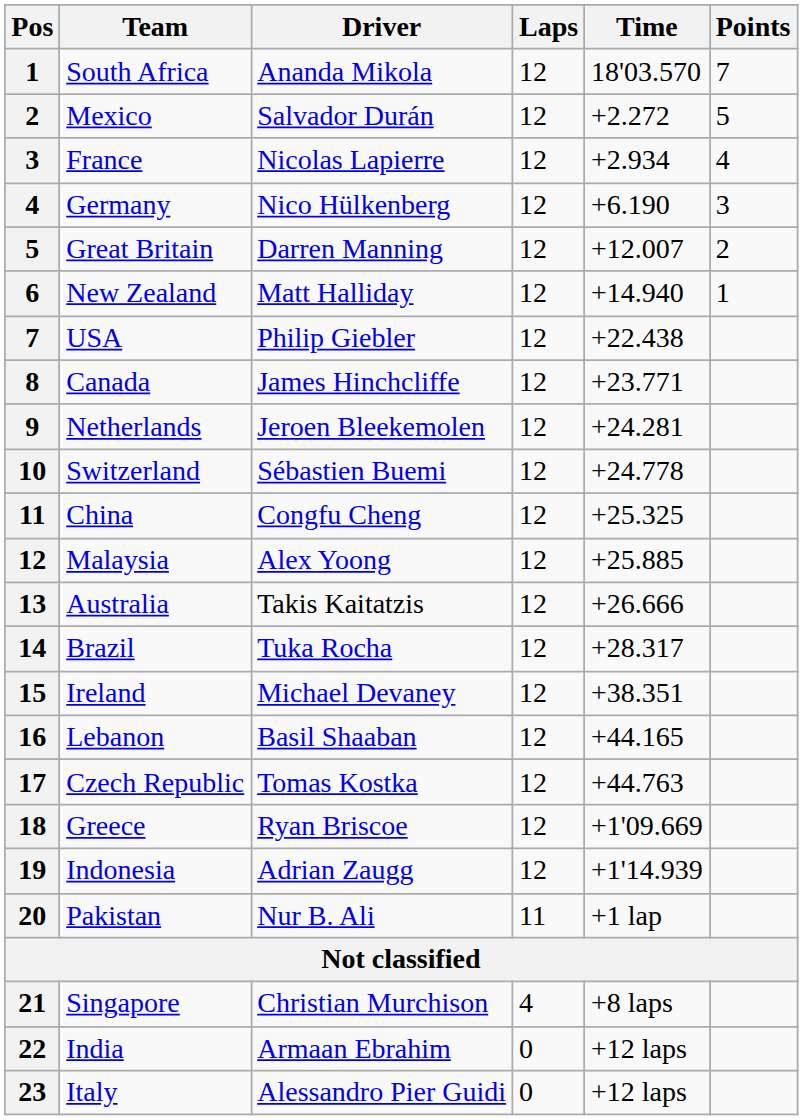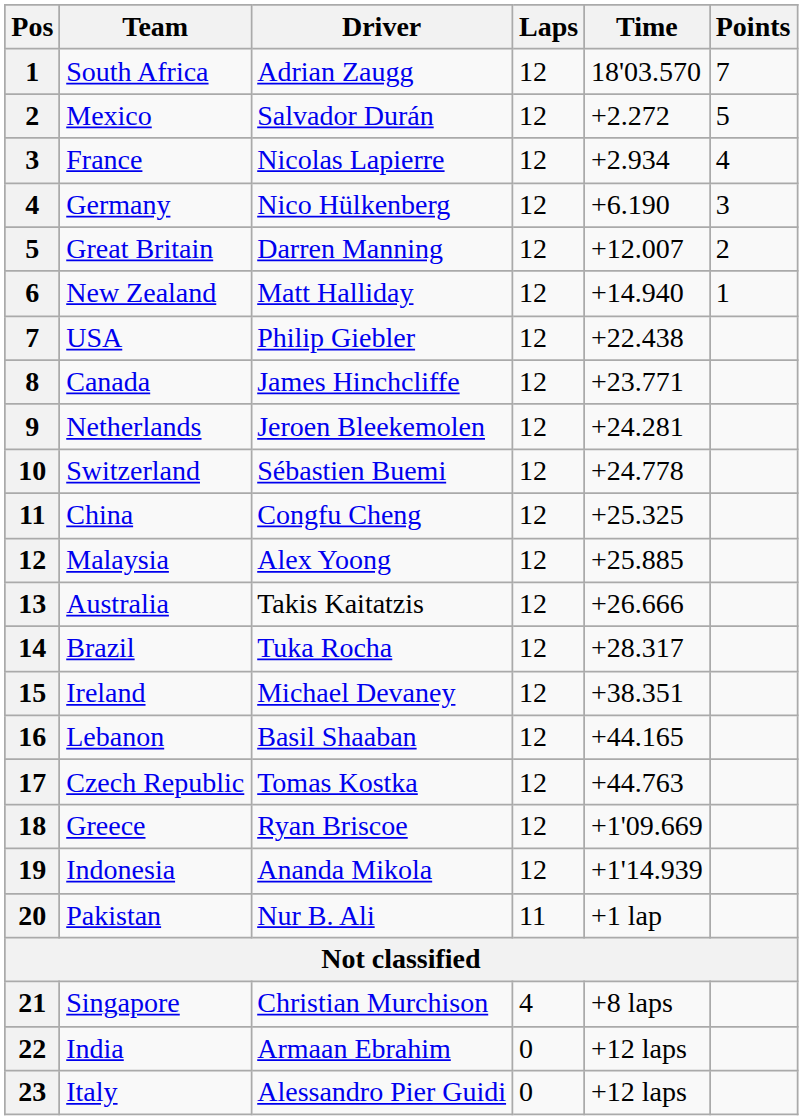(345, 71) Ananda Mikola -> (335, 71) Adrian Zaugg
(335, 870) Adrian Zaugg -> (345, 870) Ananda Mikola
